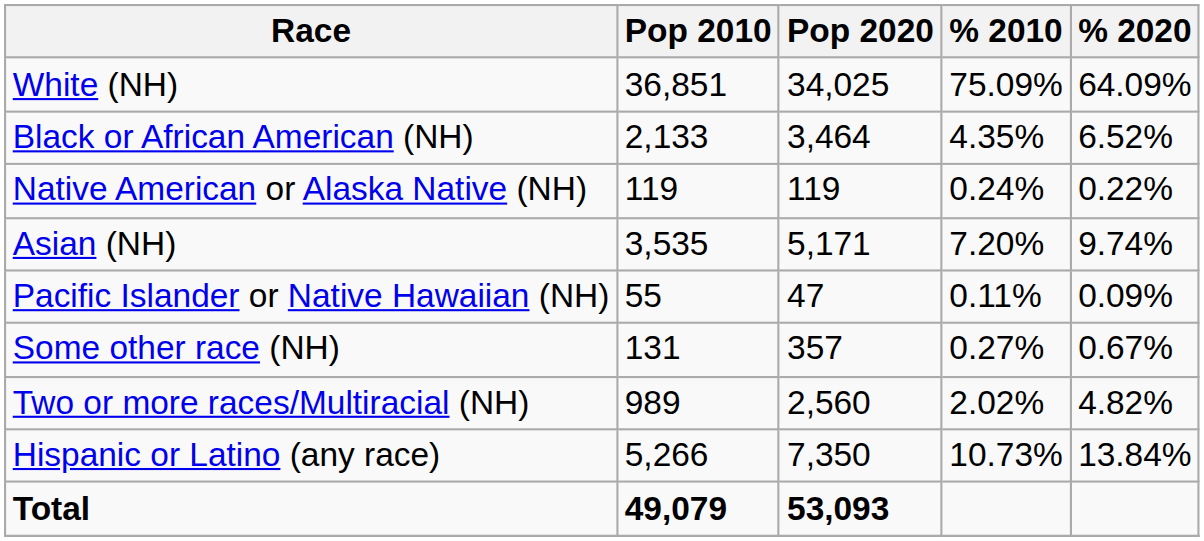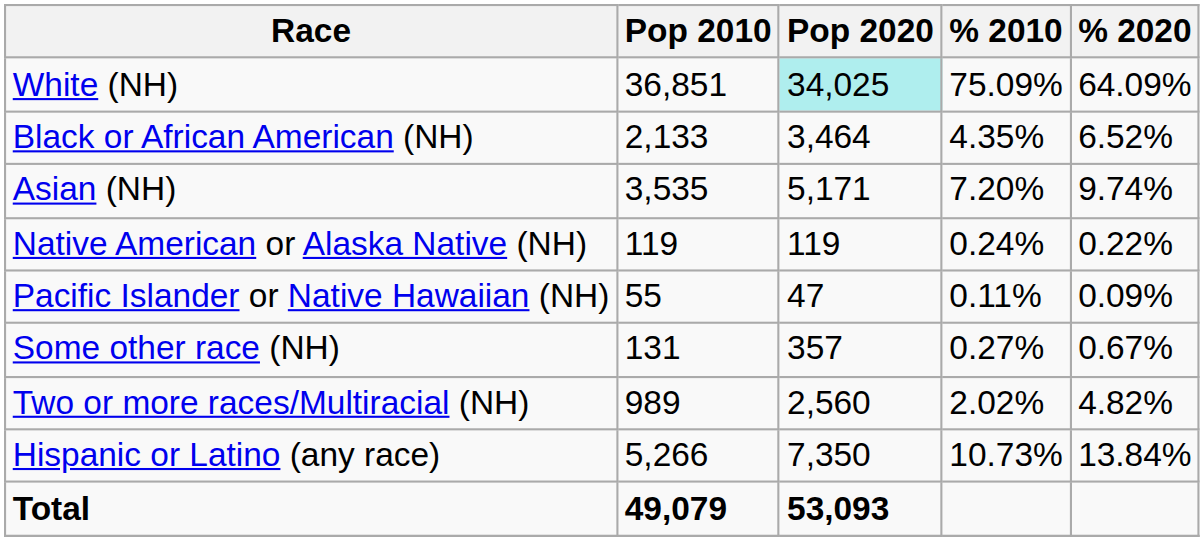(838, 84) no background -> (838, 84) paleturquoise background
rows swapped: (300, 190) <-> (95, 243)
